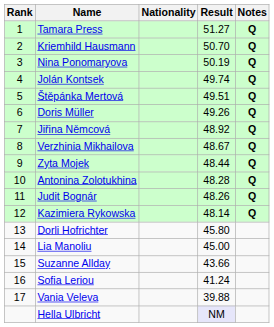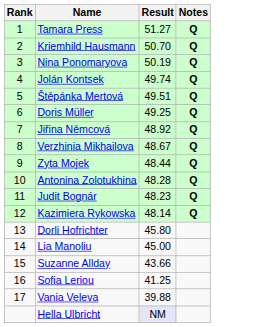- column: (169, 12)
(217, 113) 49.26 -> (158, 113) 49.25
(217, 197) 48.26 -> (158, 197) 48.23
(217, 280) 41.24 -> (158, 280) 41.25
